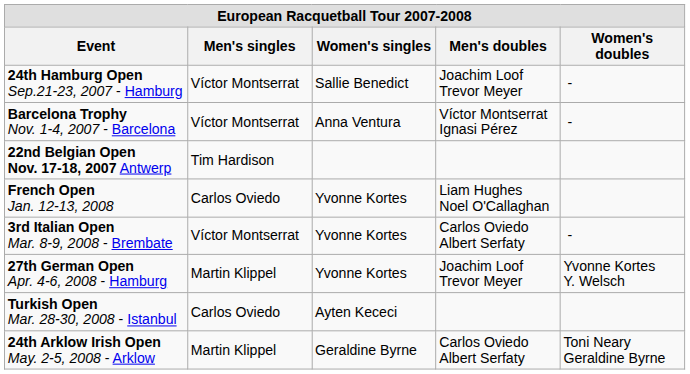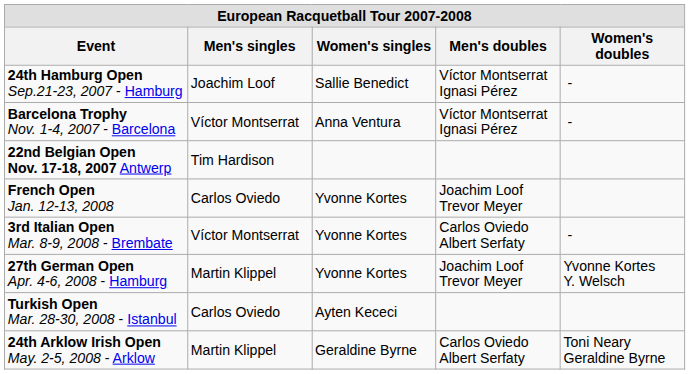(245, 84) Víctor Montserrat -> (233, 84) Joachim Loof
(481, 84) Joachim Loof Trevor Meyer -> (493, 84) Víctor Montserrat Ignasi Pérez
(494, 198) Liam Hughes Noel O'Callaghan -> (481, 198) Joachim Loof Trevor Meyer
